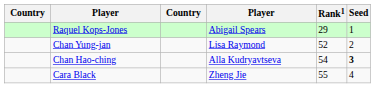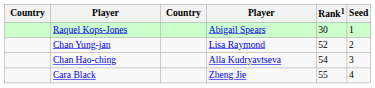(323, 29) 29 -> (323, 29) 30
(351, 60) bold -> (351, 60) normal
